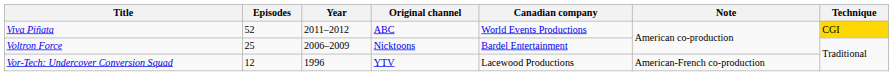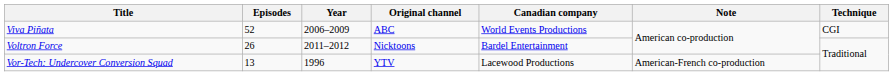(327, 29) 2011–2012 -> (327, 29) 2006–2009
(831, 29) gold background -> (831, 29) no background
(250, 46) 25 -> (250, 46) 26
(327, 46) 2006–2009 -> (327, 46) 2011–2012
(250, 63) 12 -> (250, 63) 13
